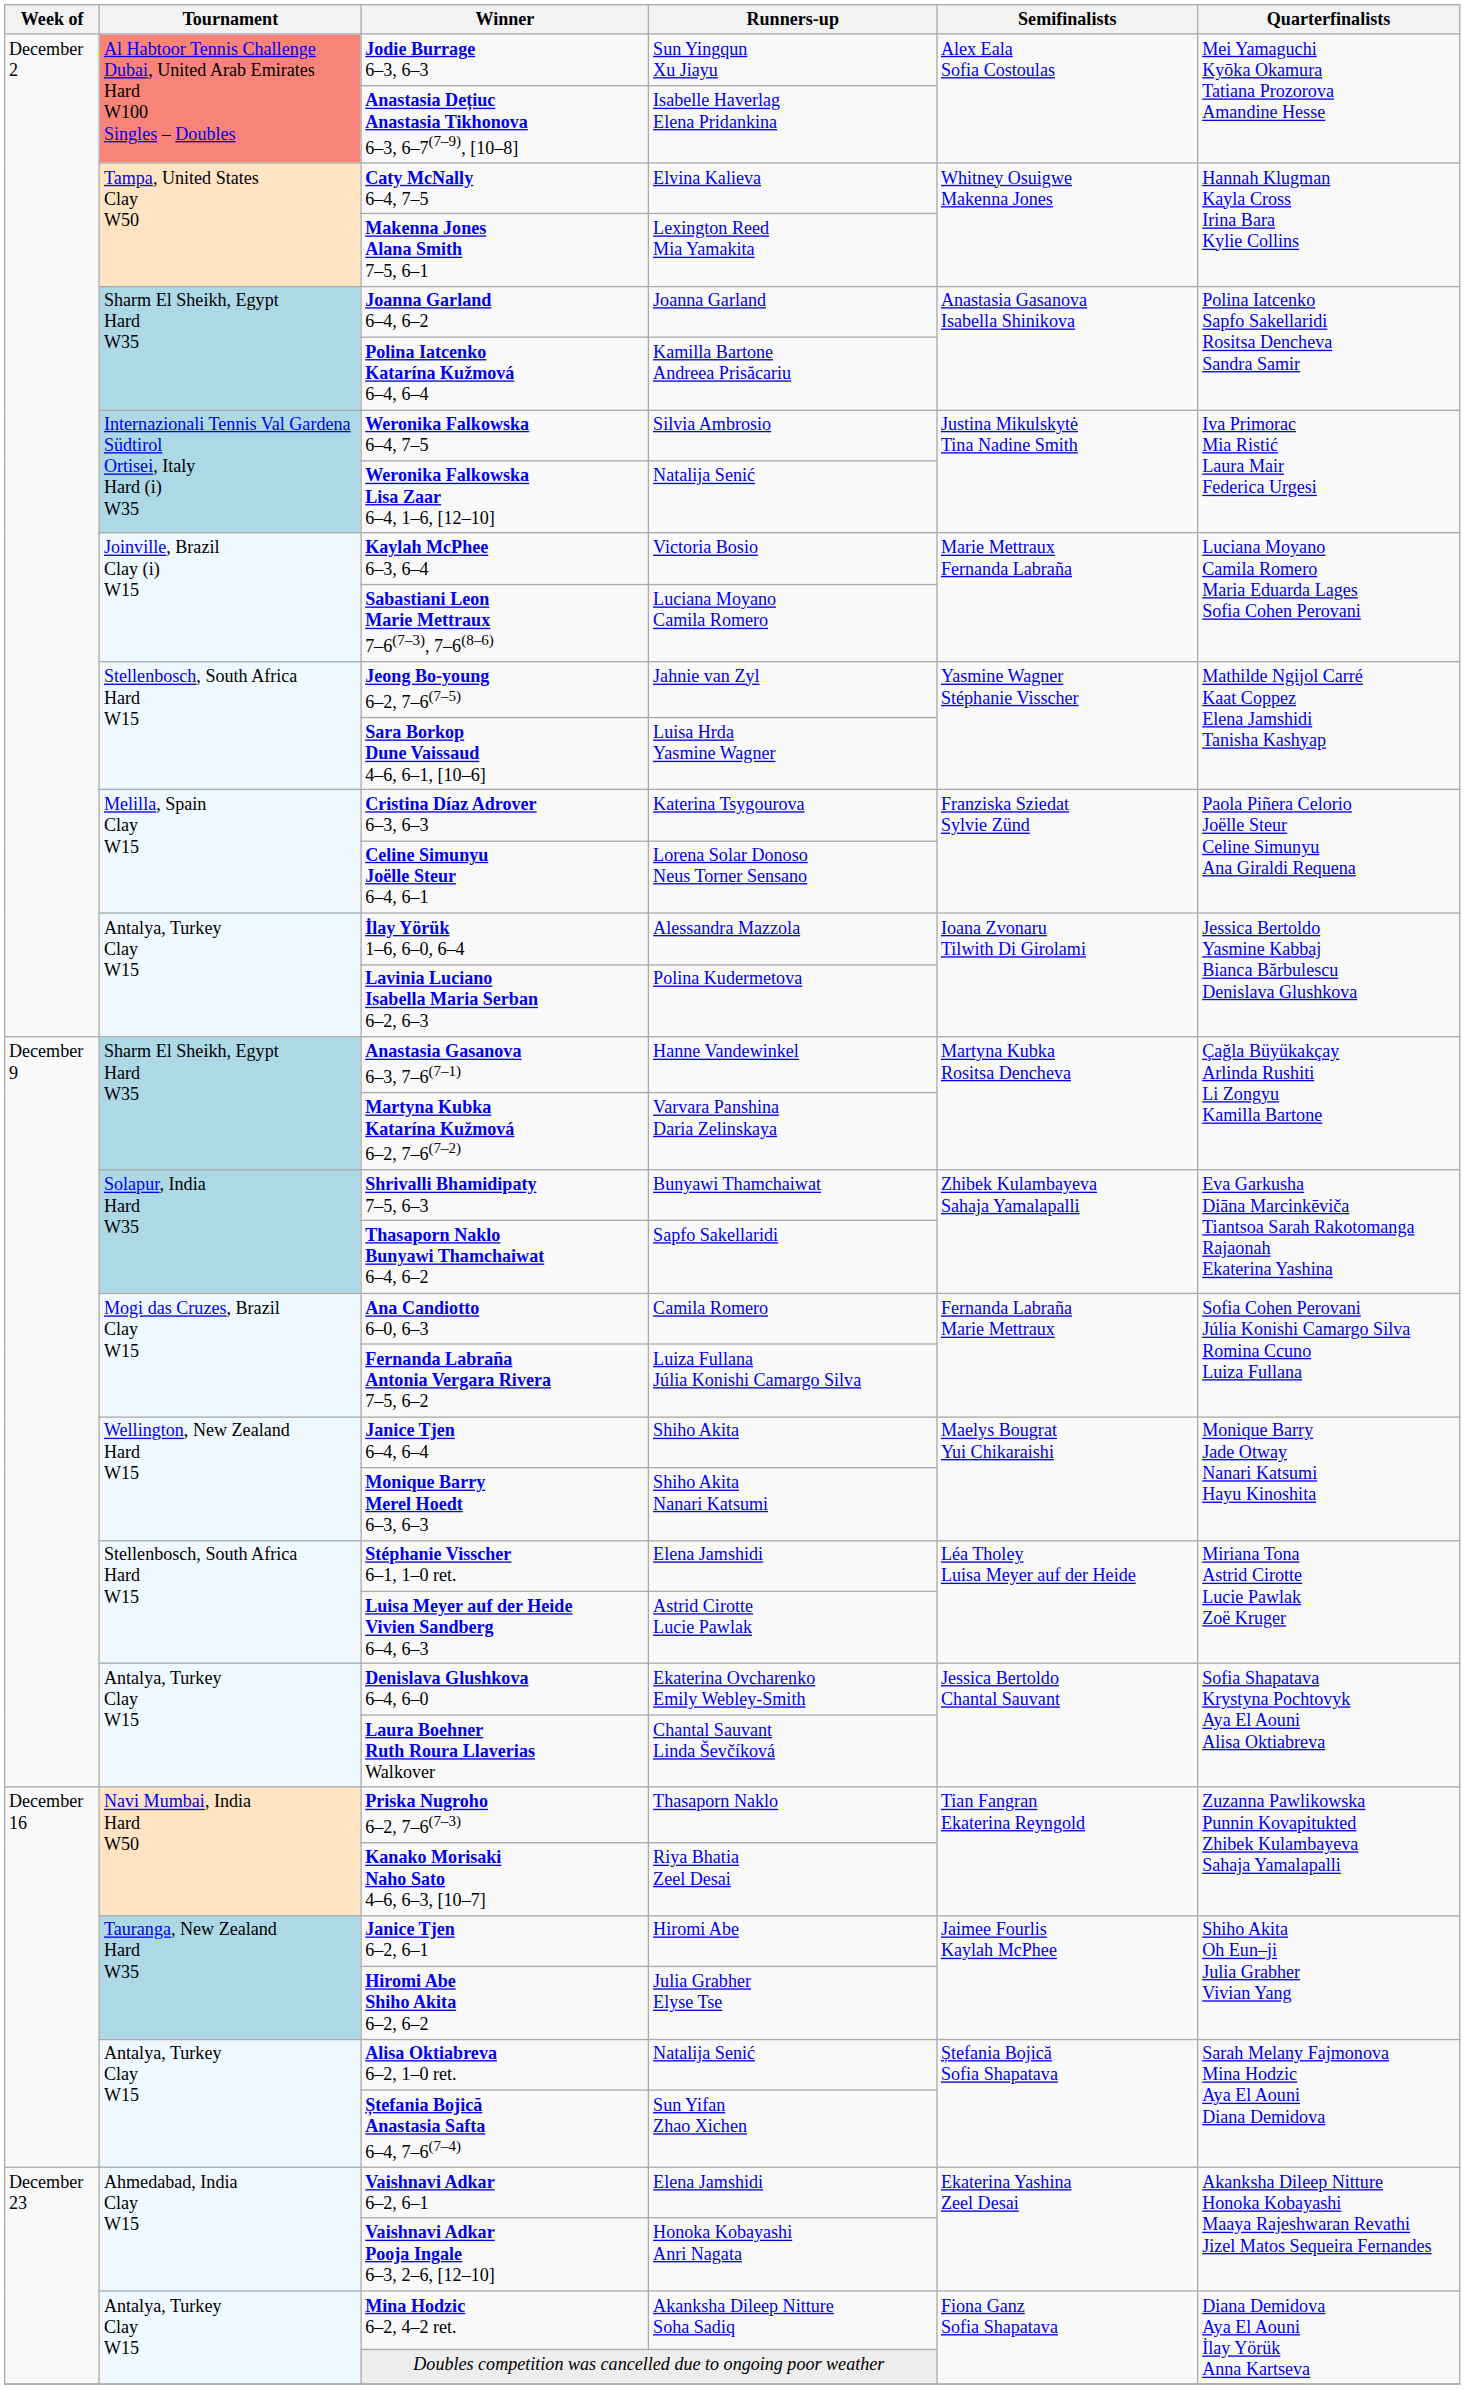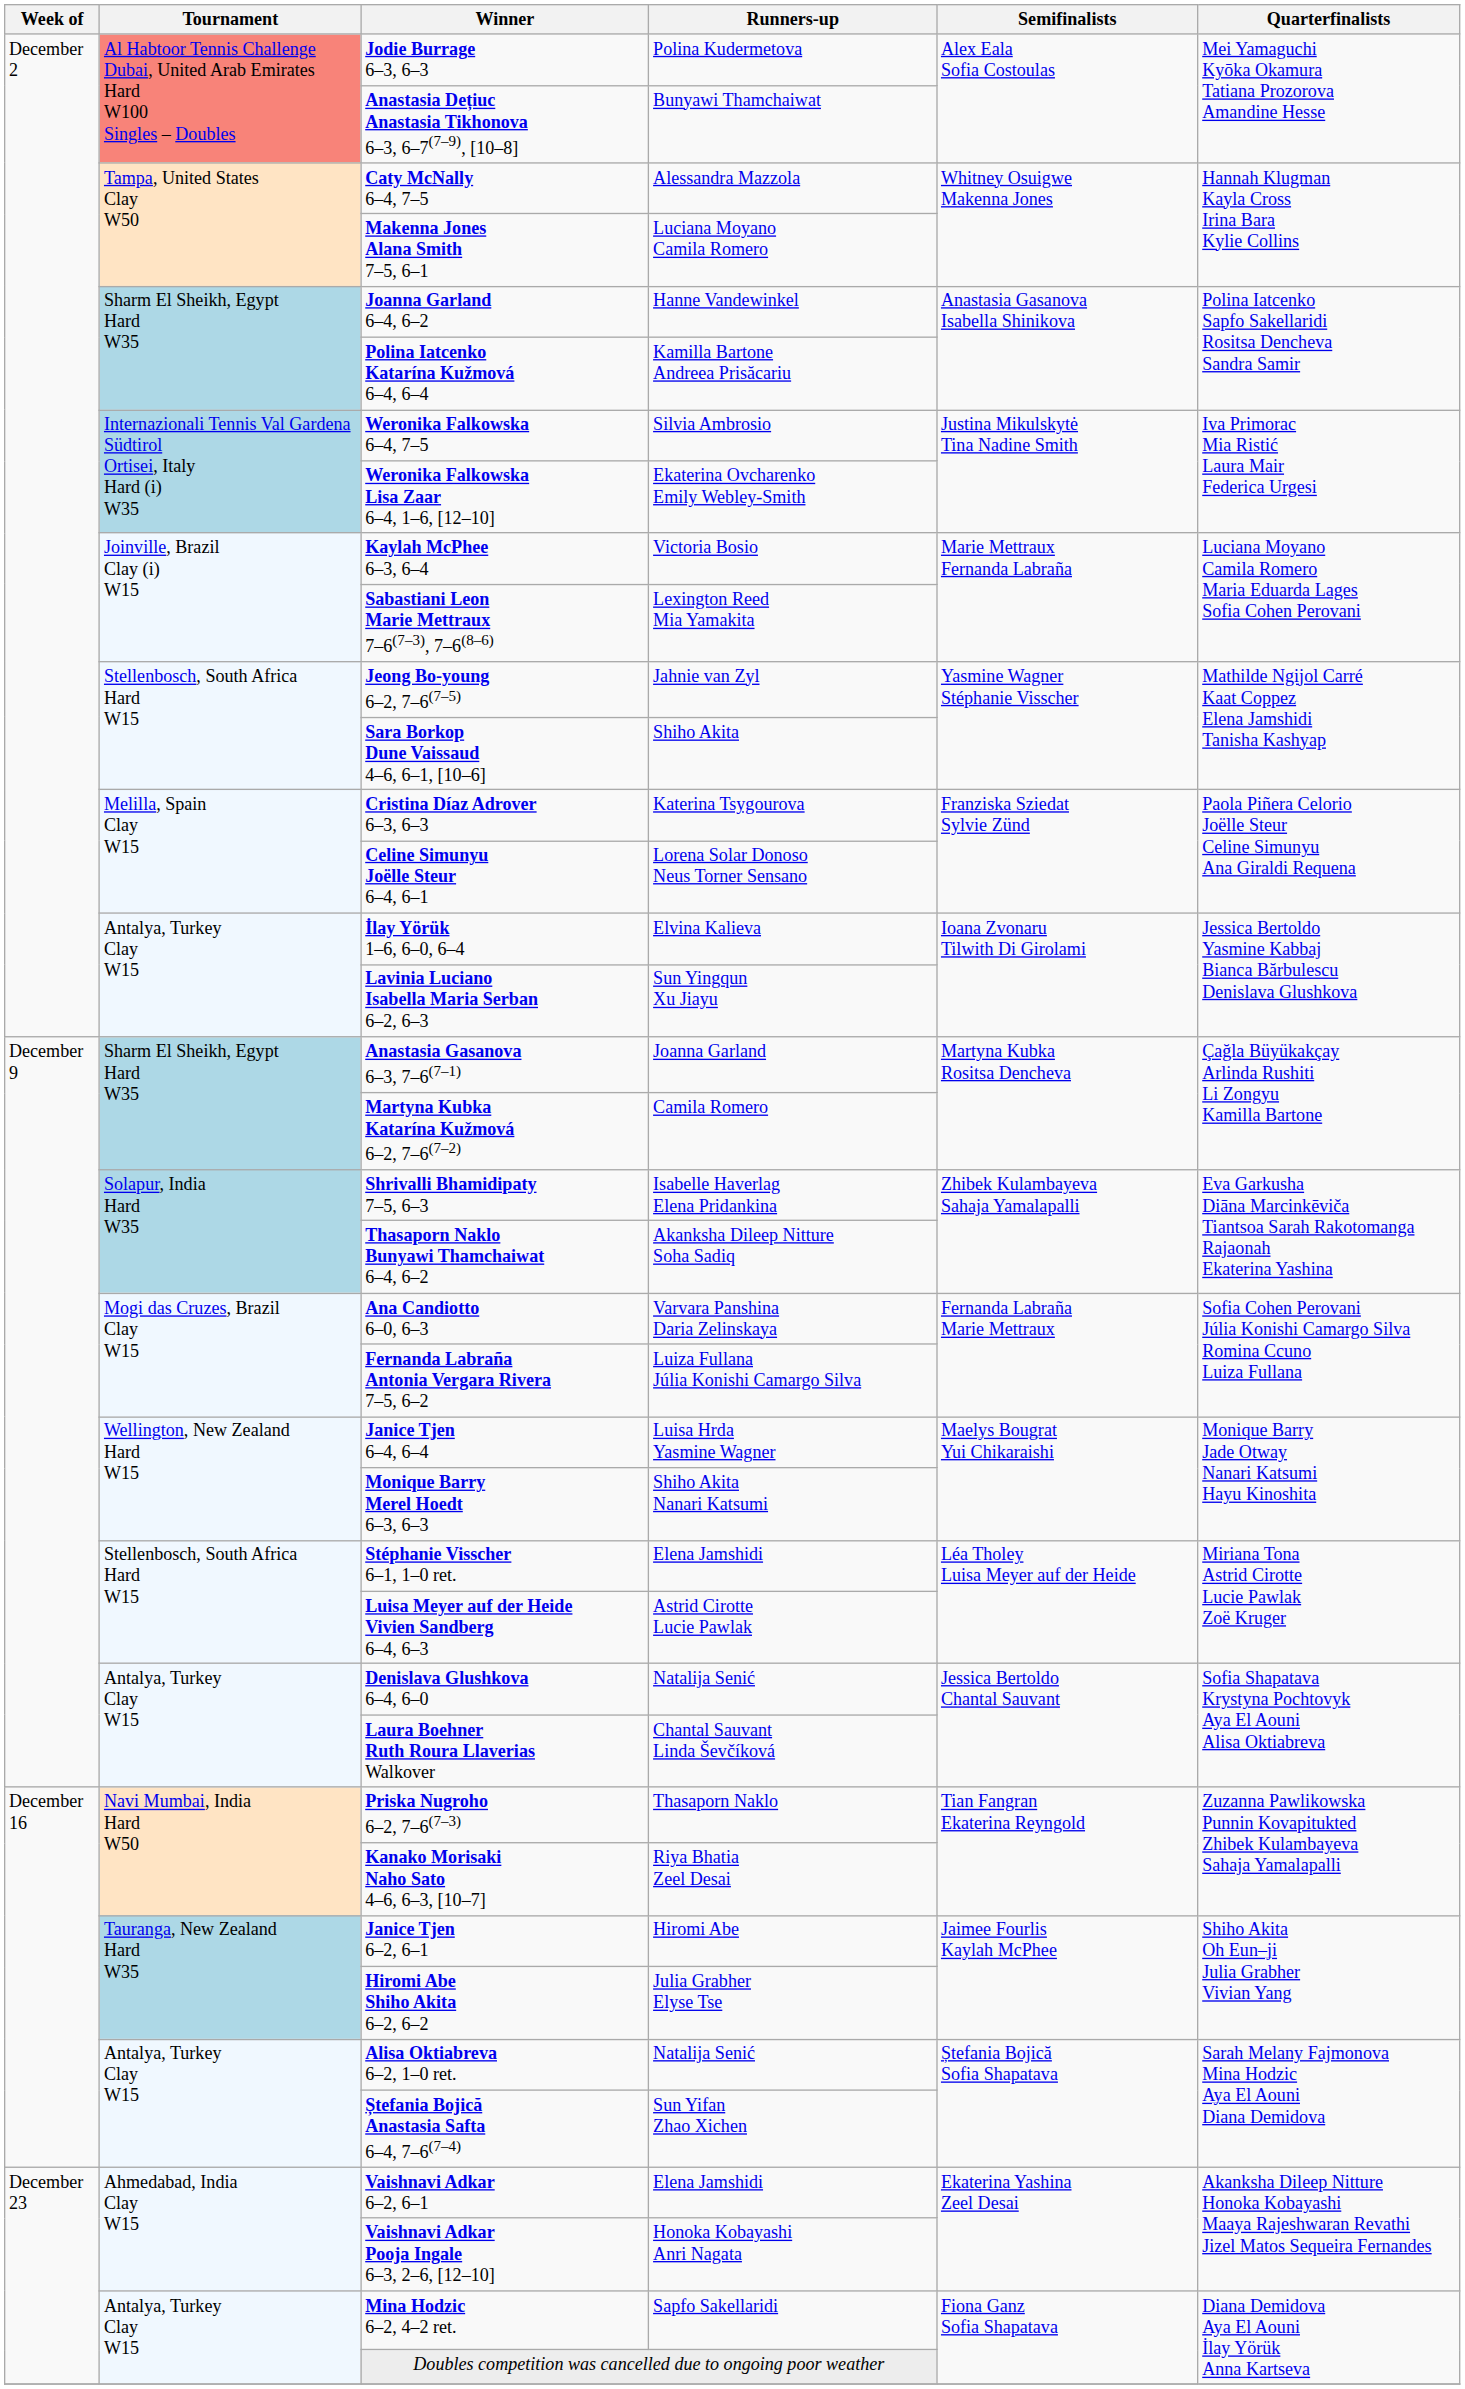(700, 59) Sun Yingqun Xu Jiayu -> (728, 48) Polina Kudermetova
(717, 110) Isabelle Haverlag Elena Pridankina -> (737, 99) Bunyawi Thamchaiwat
(707, 177) Elvina Kalieva -> (727, 177) Alessandra Mazzola
(711, 238) Lexington Reed Mia Yamakita -> (715, 238) Luciana Moyano Camila Romero
(710, 300) Joanna Garland -> (726, 300) Hanne Vandewinkel
(704, 475) Natalija Senić -> (734, 485) Ekaterina Ovcharenko Emily Webley-Smith
(715, 609) Luciana Moyano Camila Romero -> (711, 609) Lexington Reed Mia Yamakita
(714, 742) Luisa Hrda Yasmine Wagner -> (696, 731) Shiho Akita
(727, 927) Alessandra Mazzola -> (707, 927) Elvina Kalieva
(728, 978) Polina Kudermetova -> (700, 989) Sun Yingqun Xu Jiayu
(726, 1051) Hanne Vandewinkel -> (710, 1051) Joanna Garland
(716, 1117) Varvara Panshina Daria Zelinskaya -> (711, 1106) Camila Romero
(737, 1184) Bunyawi Thamchaiwat -> (717, 1194) Isabelle Haverlag Elena Pridankina
(716, 1235) Sapfo Sakellaridi -> (743, 1245) Akanksha Dileep Nitture Soha Sadiq
(711, 1307) Camila Romero -> (716, 1318) Varvara Panshina Daria Zelinskaya
(696, 1431) Shiho Akita -> (714, 1441) Luisa Hrda Yasmine Wagner
(734, 1688) Ekaterina Ovcharenko Emily Webley-Smith -> (704, 1678) Natalija Senić
(743, 2315) Akanksha Dileep Nitture Soha Sadiq -> (716, 2305) Sapfo Sakellaridi
